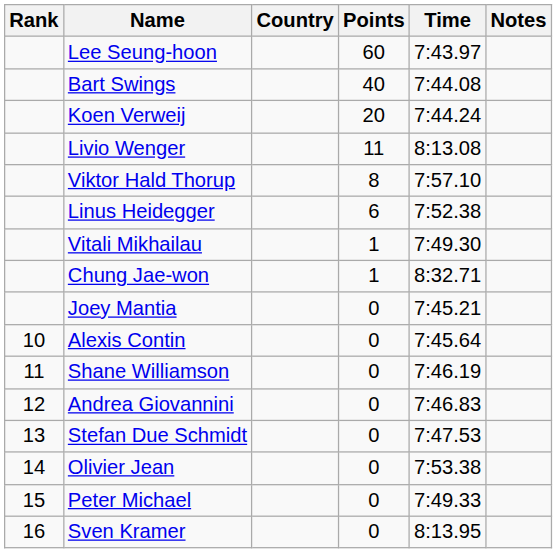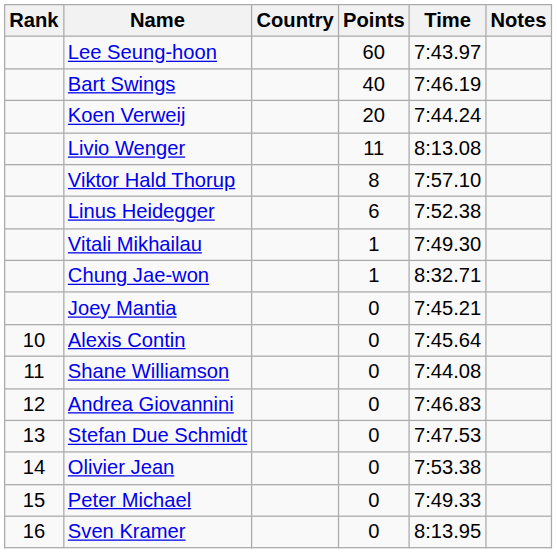(448, 84) 7:44.08 -> (448, 84) 7:46.19
(448, 372) 7:46.19 -> (448, 372) 7:44.08
